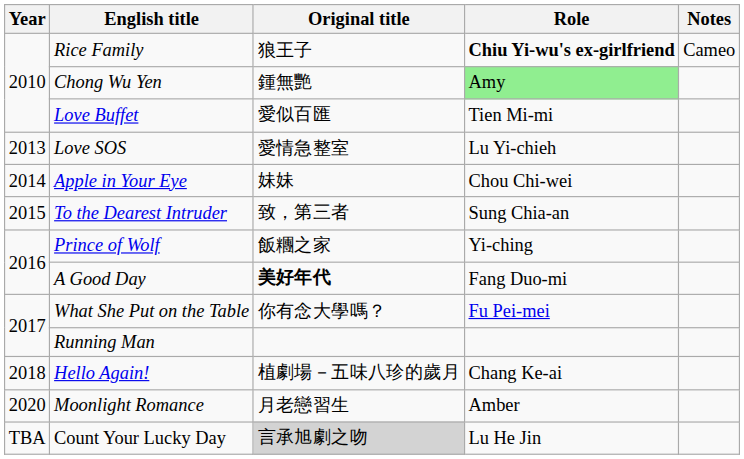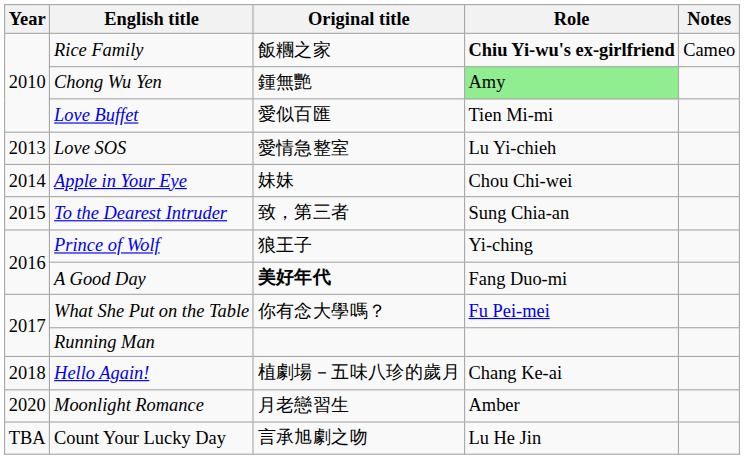(285, 49) 狼王子 -> (294, 49) 飯糰之家
(294, 245) 飯糰之家 -> (285, 245) 狼王子
(313, 437) lightgrey background -> (313, 437) no background
